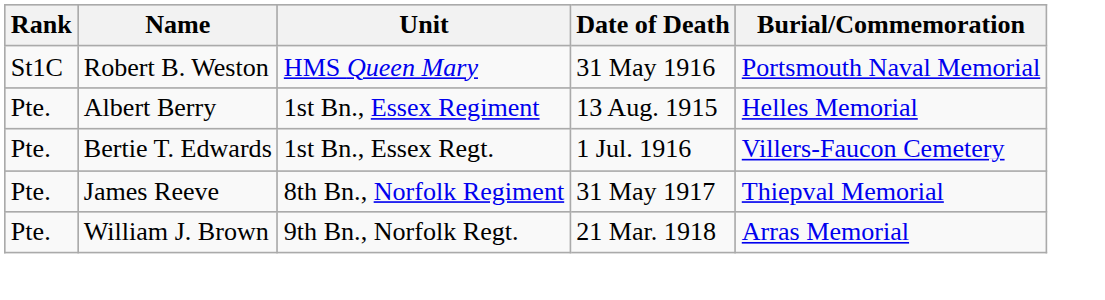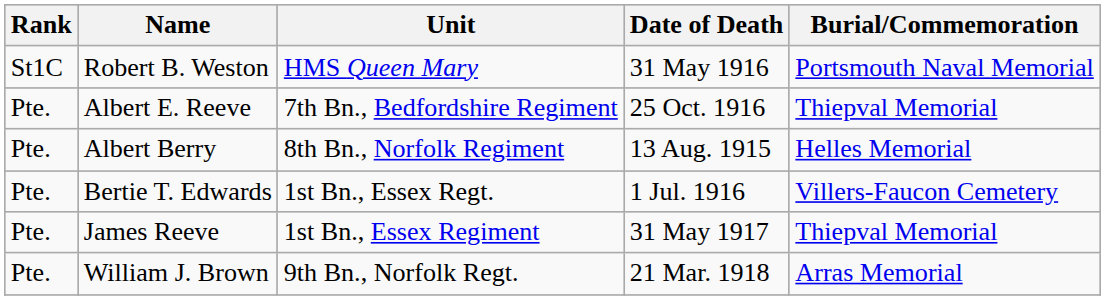+ row: (167, 107)
(412, 107) 1st Bn., Essex Regiment -> (424, 149) 8th Bn., Norfolk Regiment
(424, 190) 8th Bn., Norfolk Regiment -> (412, 231) 1st Bn., Essex Regiment
